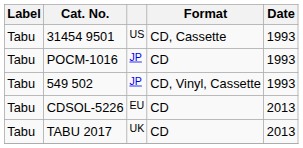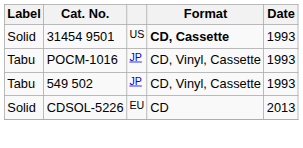(21, 36) Tabu -> (22, 36) Solid
(188, 36) normal -> (190, 36) bold
(159, 60) CD -> (206, 60) CD, Vinyl, Cassette
(21, 107) Tabu -> (22, 107) Solid
- row: (79, 131)
